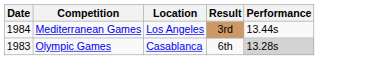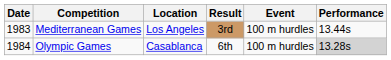+ column: (280, 13)
(19, 30) 1984 -> (19, 30) 1983
(19, 47) 1983 -> (19, 47) 1984
